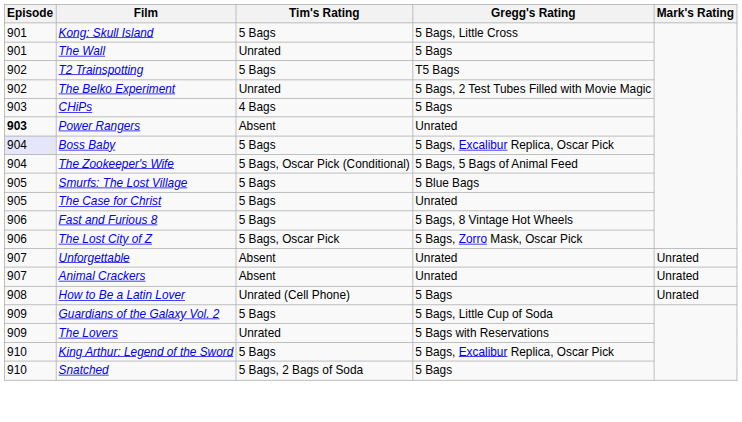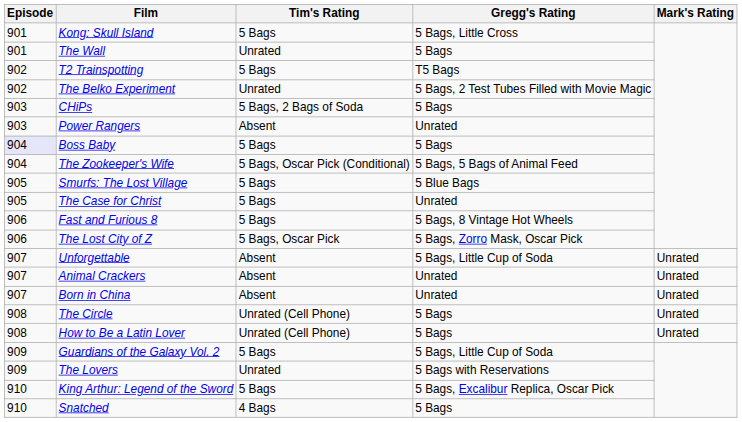(257, 107) 4 Bags -> (301, 107) 5 Bags, 2 Bags of Soda
(17, 126) bold -> (17, 126) normal
(515, 145) 5 Bags, Excalibur Replica, Oscar Pick -> (434, 145) 5 Bags
(436, 257) Unrated -> (484, 257) 5 Bags, Little Cup of Soda
+ row: (94, 295)
+ row: (86, 314)
(301, 370) 5 Bags, 2 Bags of Soda -> (257, 408) 4 Bags
